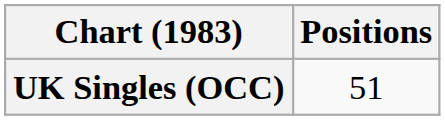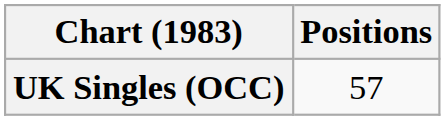(366, 86) 51 -> (366, 86) 57
